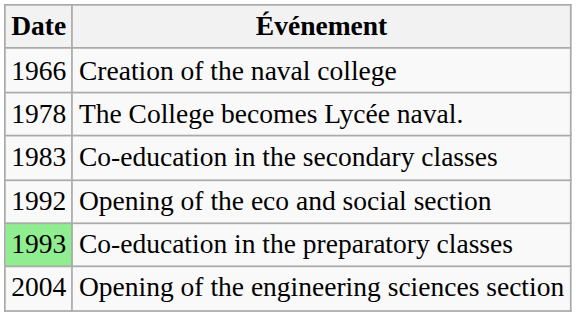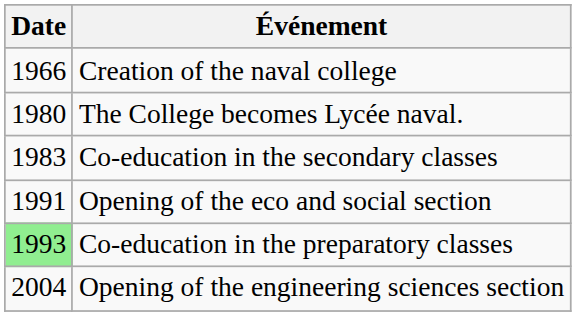(39, 113) 1978 -> (39, 113) 1980
(39, 200) 1992 -> (39, 200) 1991
